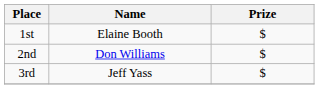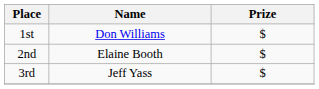(130, 34) Elaine Booth -> (130, 34) Don Williams
(130, 53) Don Williams -> (130, 53) Elaine Booth
